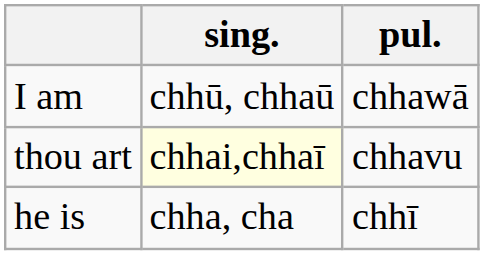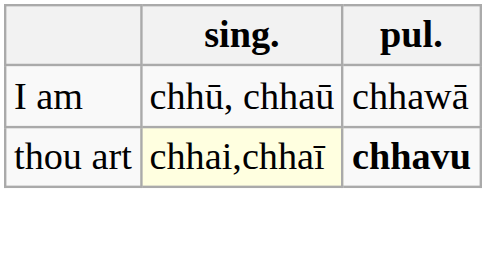(407, 156) normal -> (411, 156) bold
- row: (50, 216)
